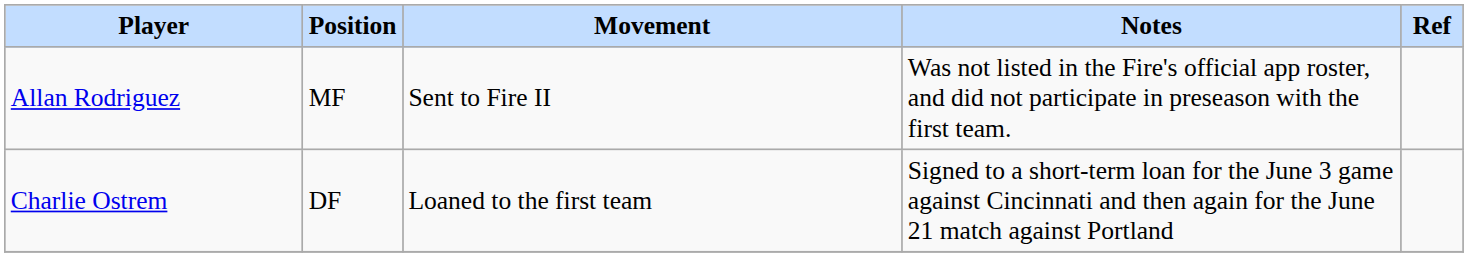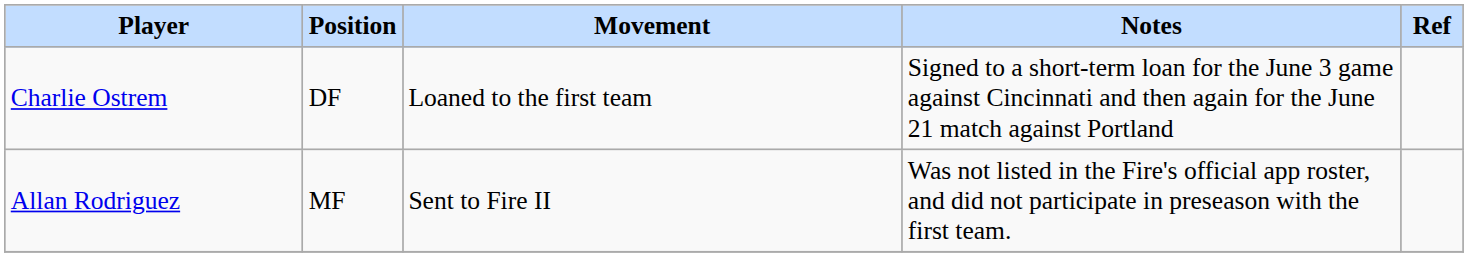rows swapped: (95, 98) <-> (89, 200)
